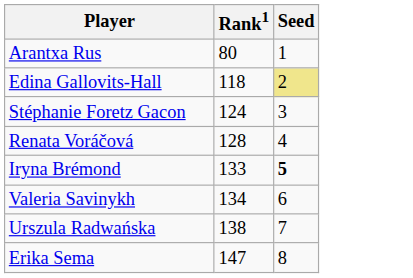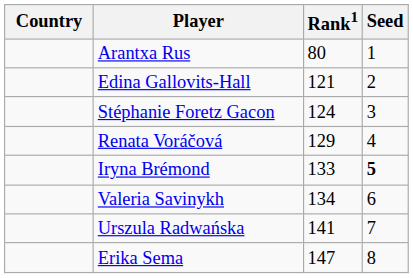+ column: (49, 21)
(232, 82) 118 -> (321, 82) 121
(282, 82) khaki background -> (371, 82) no background
(232, 140) 128 -> (321, 140) 129
(232, 228) 138 -> (321, 228) 141
